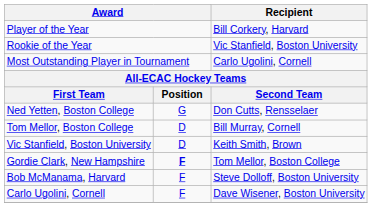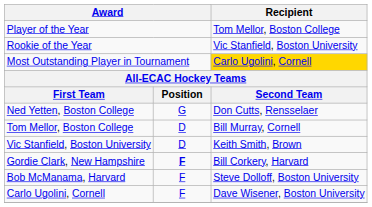(261, 29) Bill Corkery, Harvard -> (277, 29) Tom Mellor, Boston College
(262, 62) no background -> (262, 62) gold background
(277, 161) Tom Mellor, Boston College -> (261, 161) Bill Corkery, Harvard
